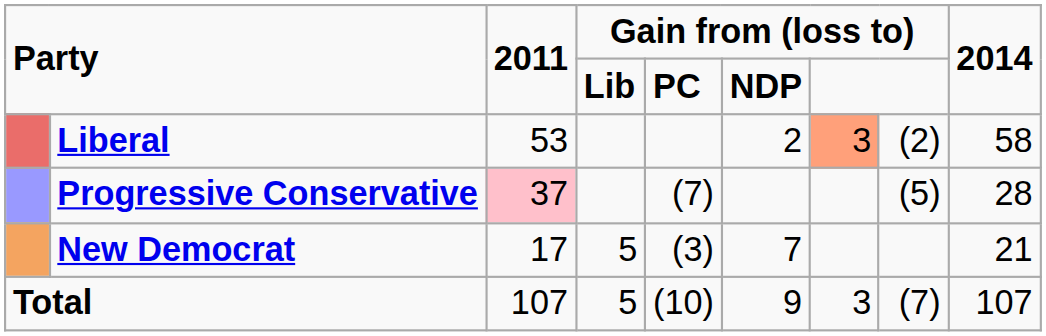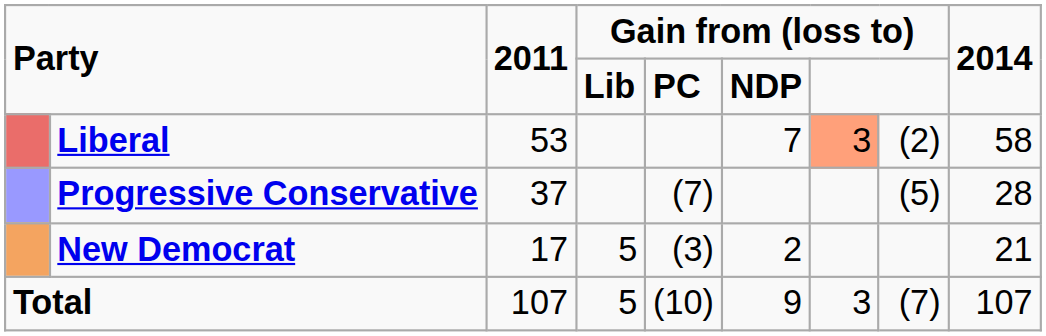(792, 140) 2 -> (792, 140) 7
(549, 194) pink background -> (549, 194) no background
(792, 248) 7 -> (792, 248) 2
